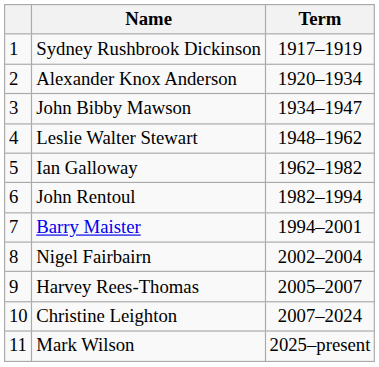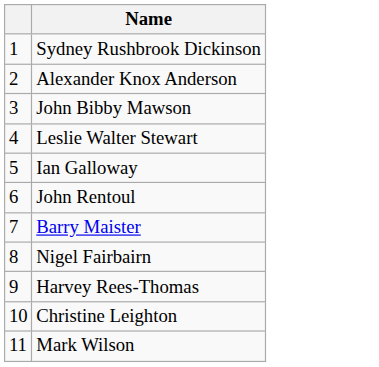- column: (320, 19)
